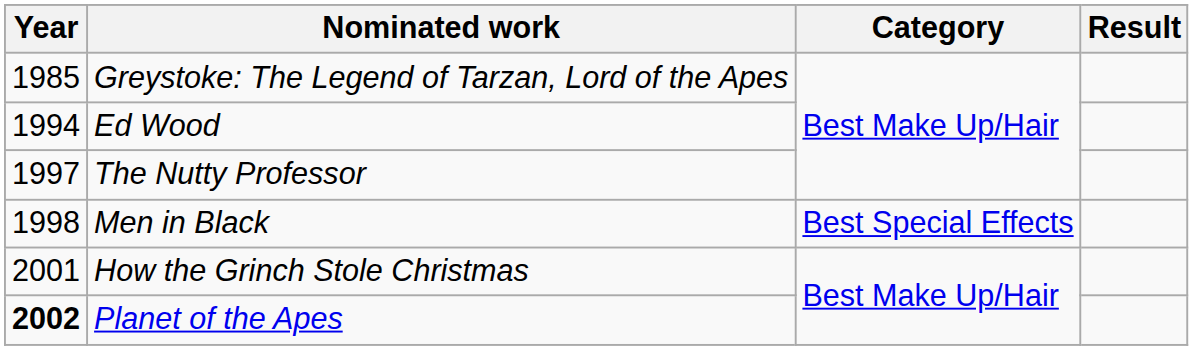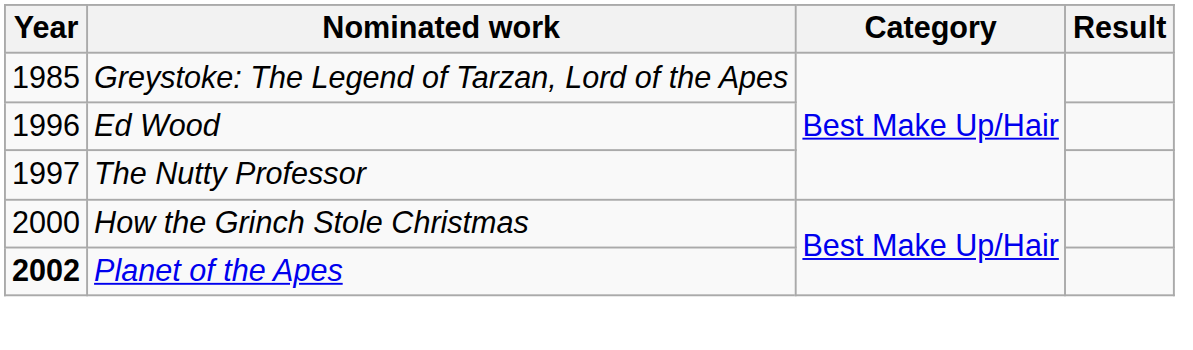(46, 125) 1994 -> (46, 125) 1996
- row: (182, 222)
(46, 271) 2001 -> (46, 222) 2000
